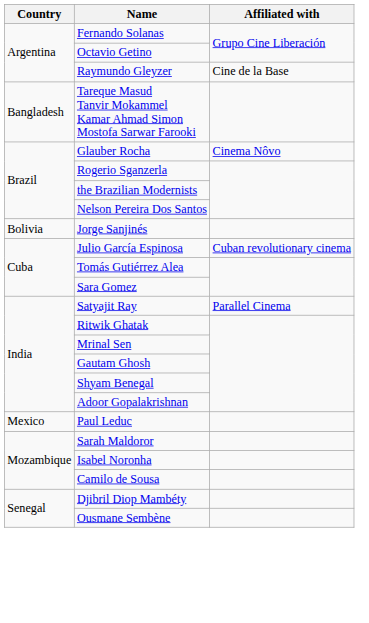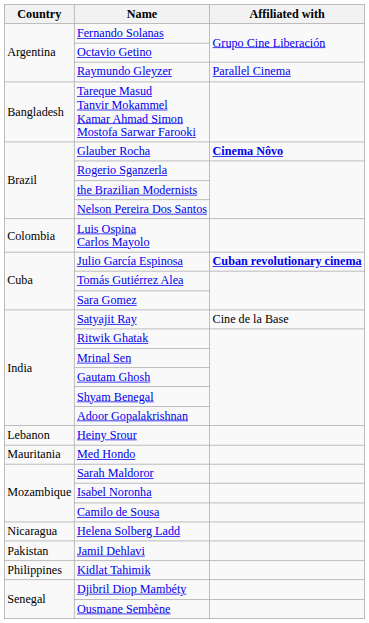(251, 71) Cine de la Base -> (252, 71) Parallel Cinema
(247, 151) normal -> (248, 151) bold
- row: (112, 228)
+ row: (113, 235)
(282, 248) normal -> (287, 261) bold
(252, 305) Parallel Cinema -> (251, 319) Cine de la Base
+ row: (107, 435)
+ row: (106, 454)
- row: (104, 421)
+ row: (129, 531)
+ row: (111, 550)
+ row: (114, 570)
